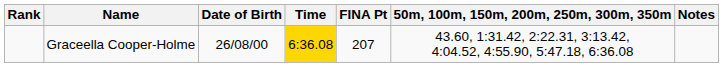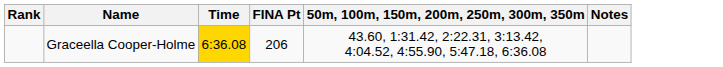- column: (242, 15)
(363, 44) 207 -> (276, 44) 206
